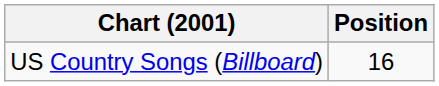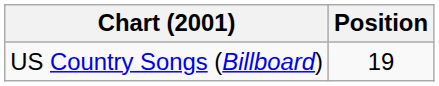(381, 61) 16 -> (381, 61) 19
